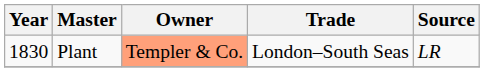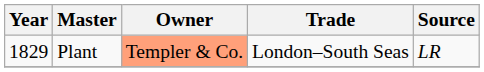(29, 50) 1830 -> (29, 50) 1829
